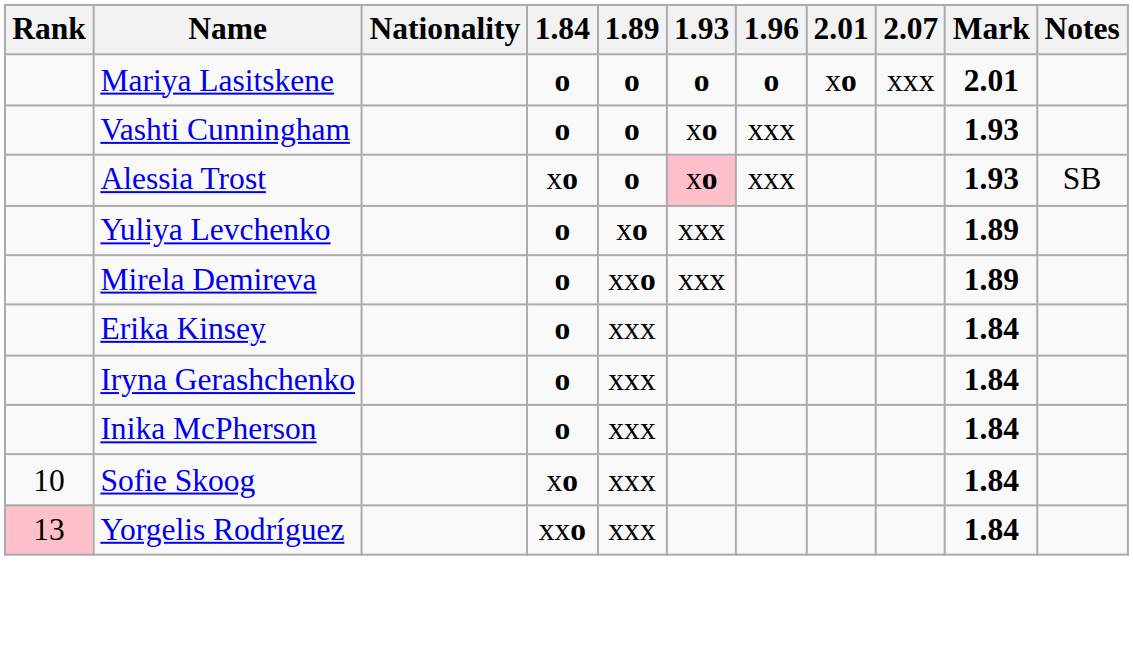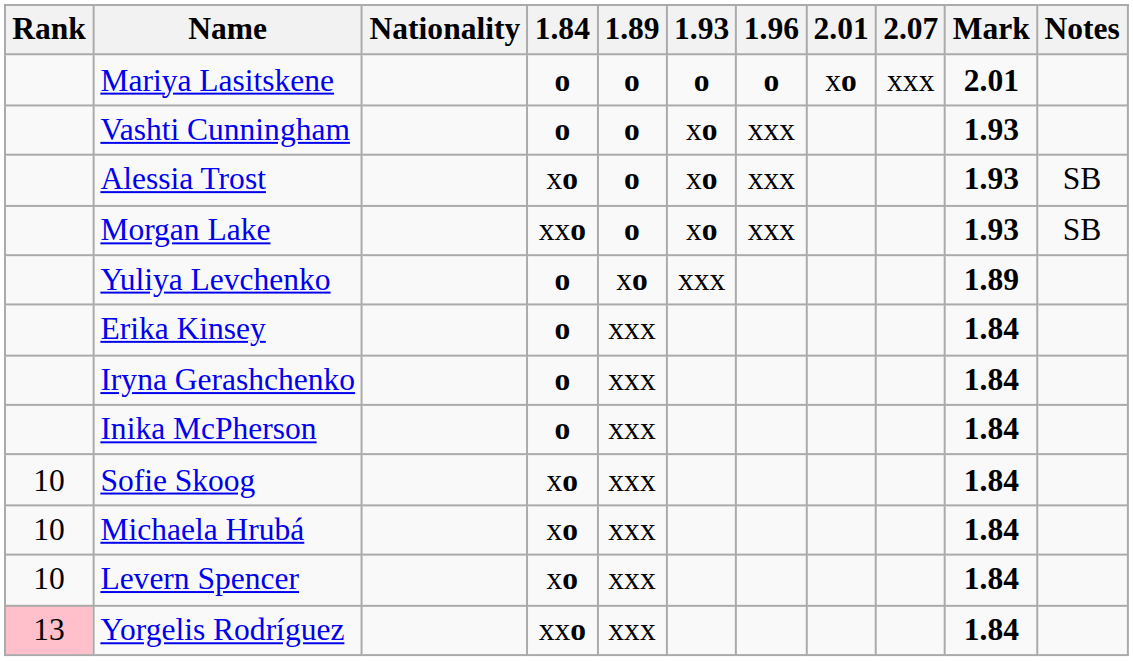(702, 179) pink background -> (702, 179) no background
+ row: (185, 229)
- row: (208, 279)
+ row: (202, 529)
+ row: (200, 579)
